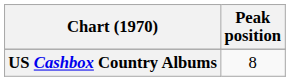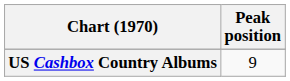(253, 62) 8 -> (253, 62) 9
